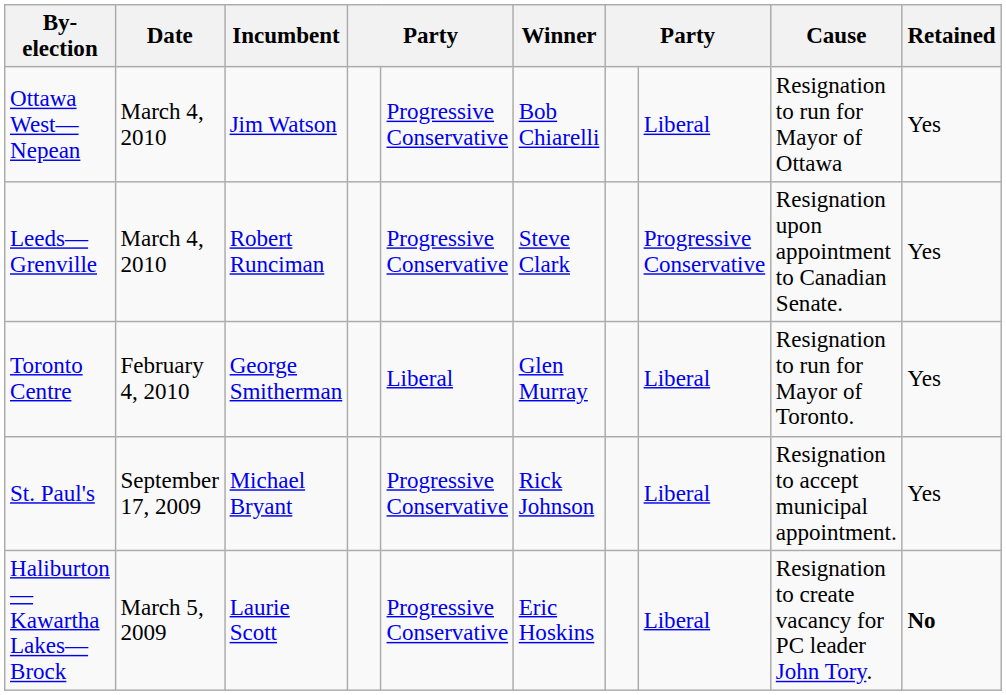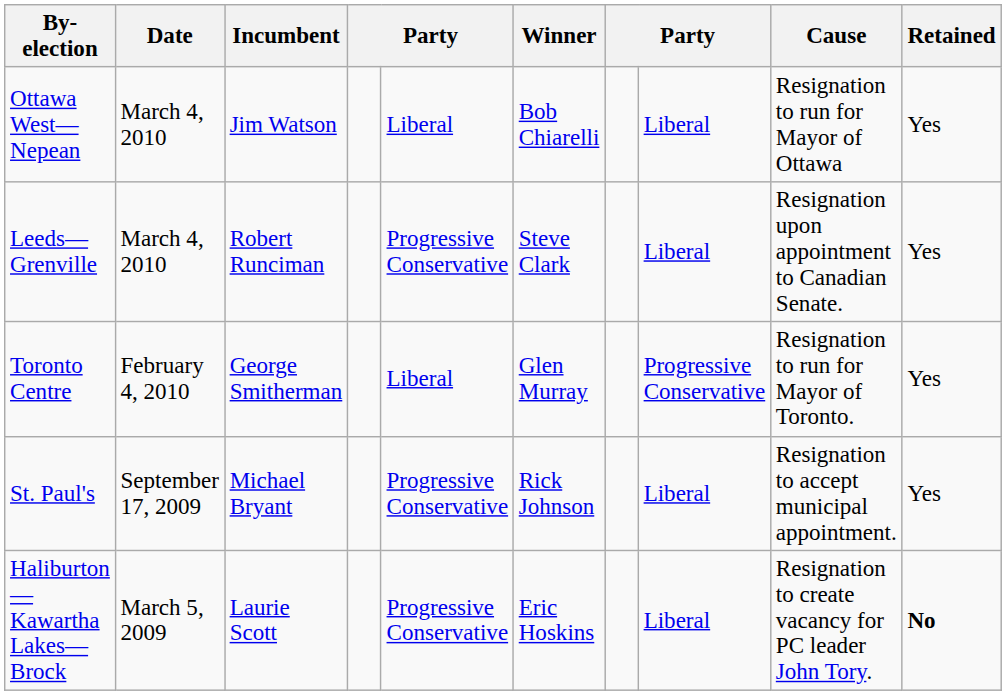(447, 124) Progressive Conservative -> (420, 124) Liberal
(704, 251) Progressive Conservative -> (677, 251) Liberal
(677, 378) Liberal -> (704, 378) Progressive Conservative
